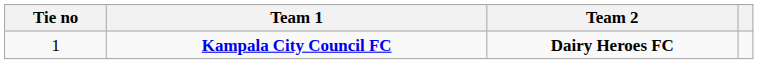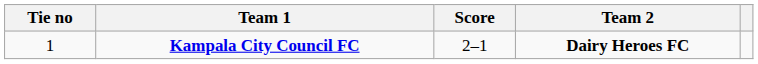+ column: (475, 17)
